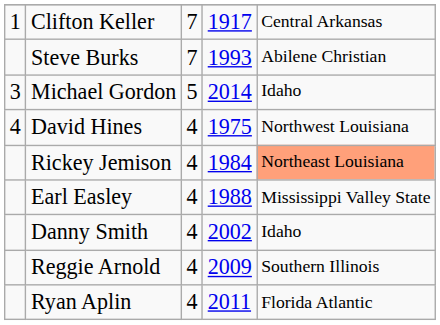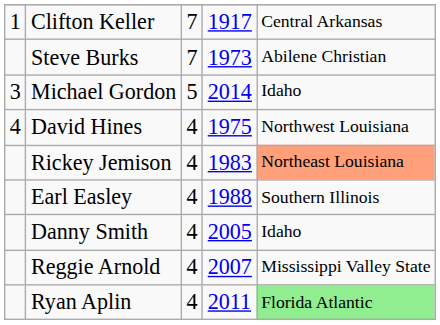(230, 57) 1993 -> (230, 57) 1973
(230, 162) 1984 -> (230, 162) 1983
(346, 197) Mississippi Valley State -> (320, 197) Southern Illinois
(230, 232) 2002 -> (230, 232) 2005
(230, 267) 2009 -> (230, 267) 2007
(320, 267) Southern Illinois -> (346, 267) Mississippi Valley State
(317, 302) no background -> (317, 302) lightgreen background
